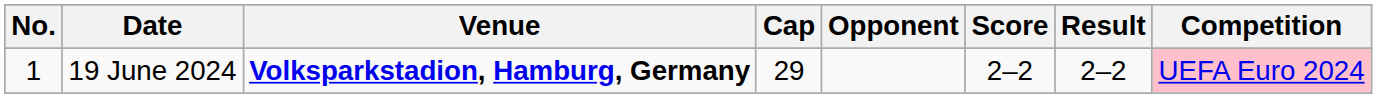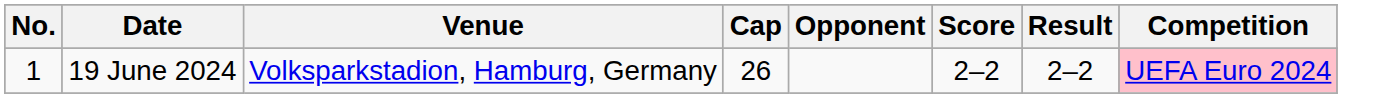(500, 70) bold -> (483, 70) normal
(789, 70) 29 -> (756, 70) 26
